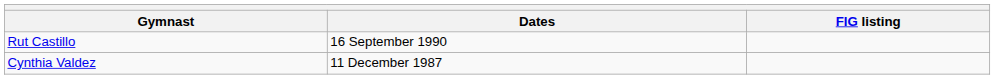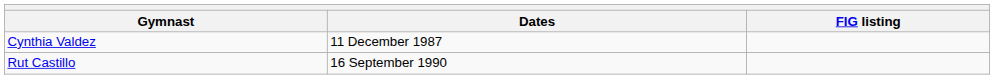rows swapped: (41, 42) <-> (52, 63)
